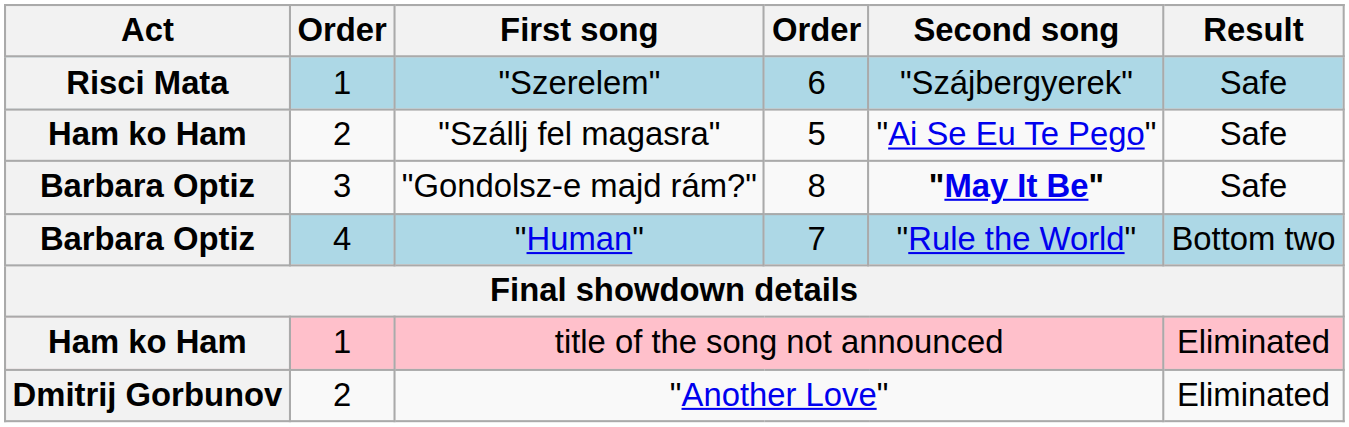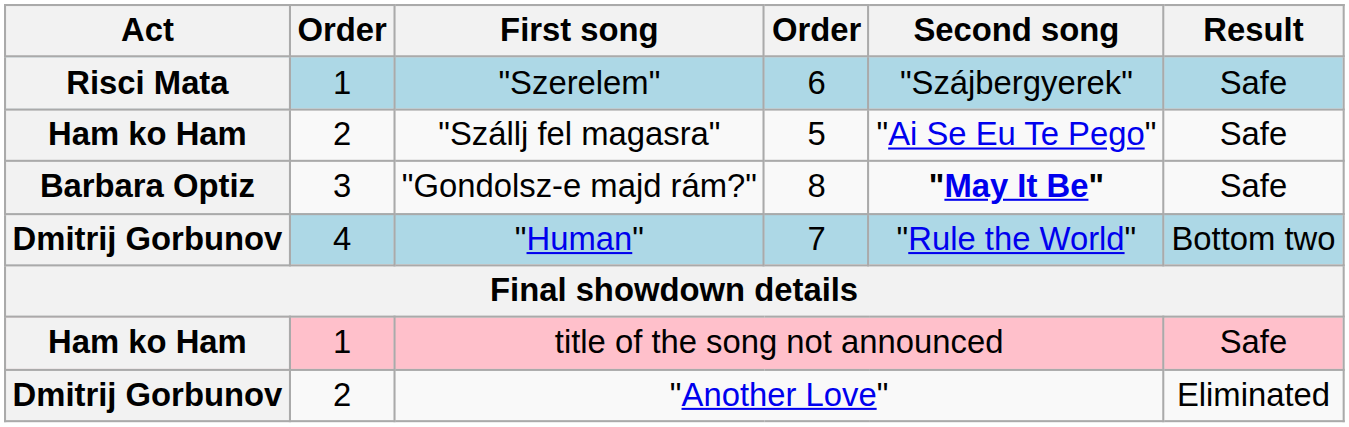(147, 238) Barbara Optiz -> (147, 238) Dmitrij Gorbunov
(1253, 342) Eliminated -> (1253, 342) Safe
